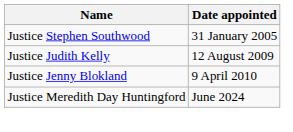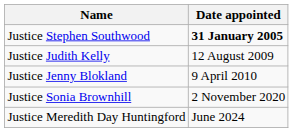(234, 35) normal -> (237, 35) bold
+ row: (69, 96)
